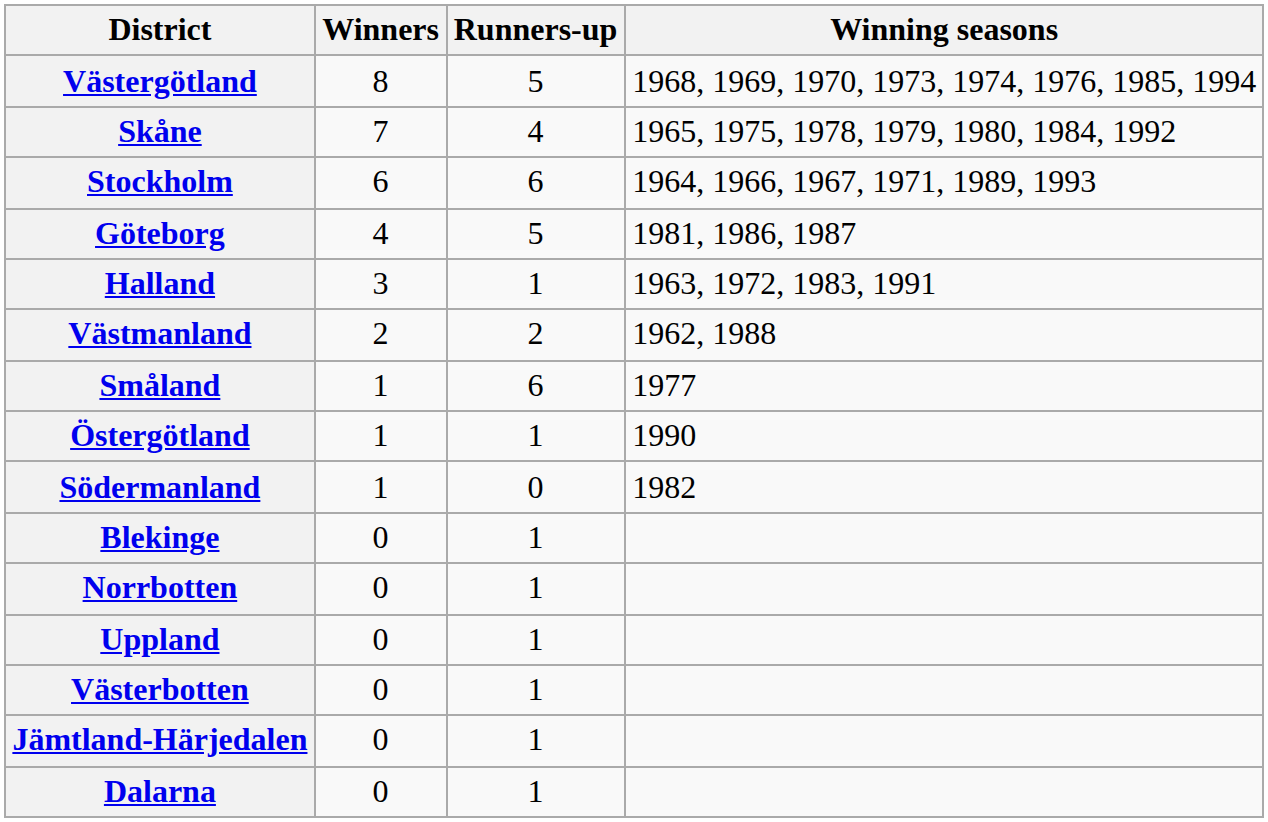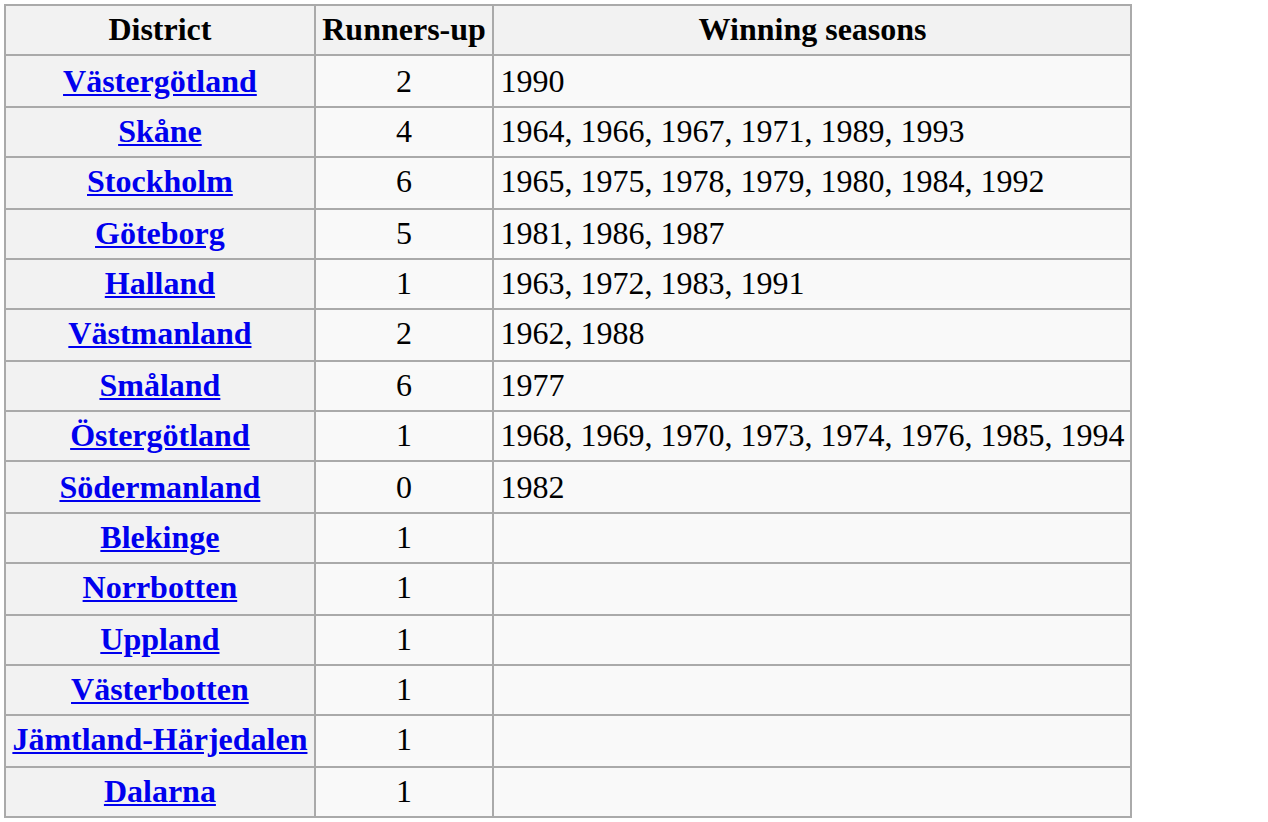- column: (381, 29)
(536, 80) 5 -> (404, 80) 2
(944, 80) 1968, 1969, 1970, 1973, 1974, 1976, 1985, 1994 -> (533, 80) 1990
(904, 131) 1965, 1975, 1978, 1979, 1980, 1984, 1992 -> (733, 131) 1964, 1966, 1967, 1971, 1989, 1993
(864, 182) 1964, 1966, 1967, 1971, 1989, 1993 -> (773, 182) 1965, 1975, 1978, 1979, 1980, 1984, 1992
(664, 435) 1990 -> (813, 435) 1968, 1969, 1970, 1973, 1974, 1976, 1985, 1994
